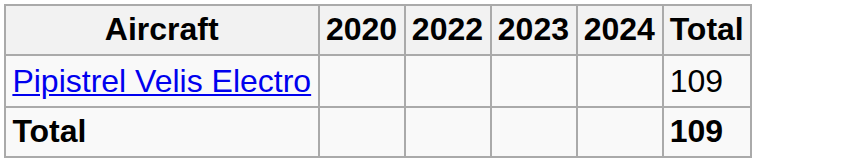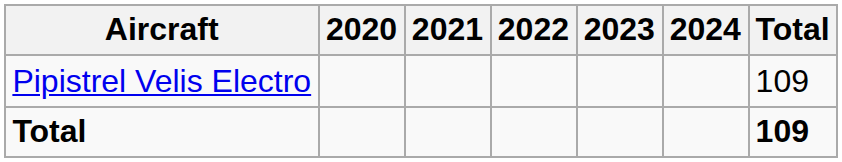+ column: (447, 29)
